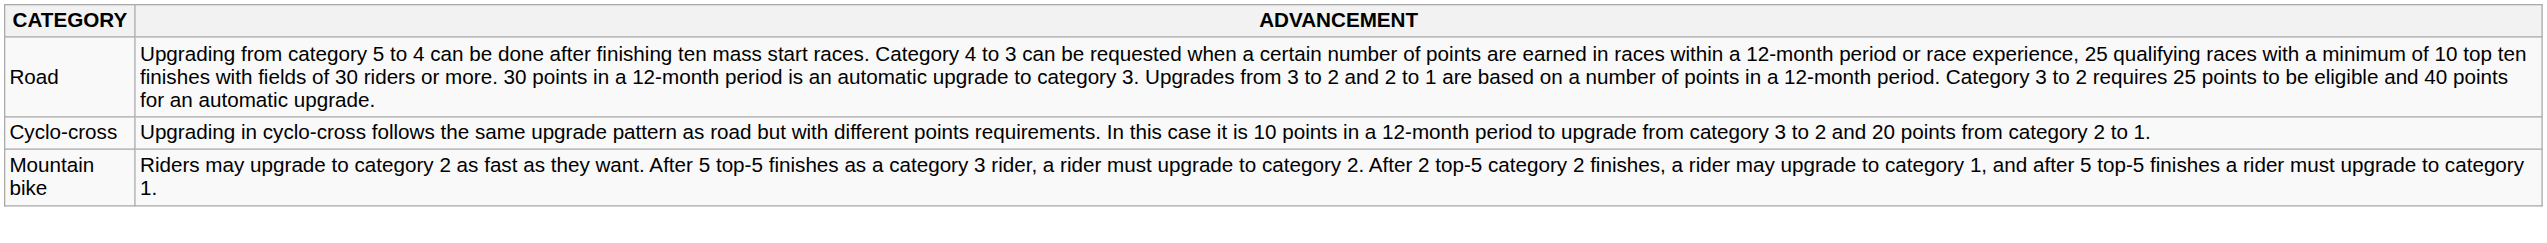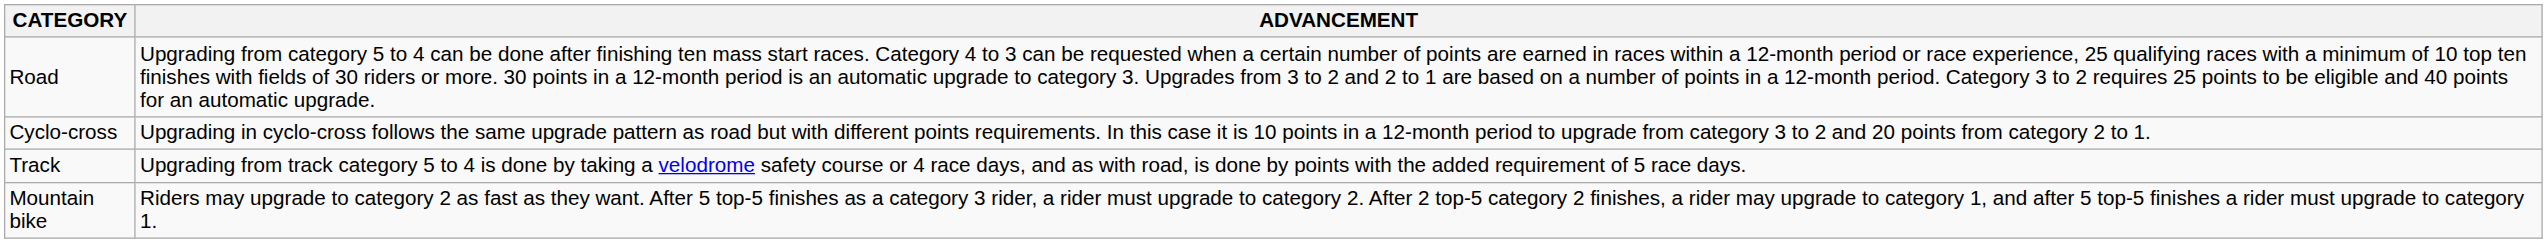+ row: (35, 165)
